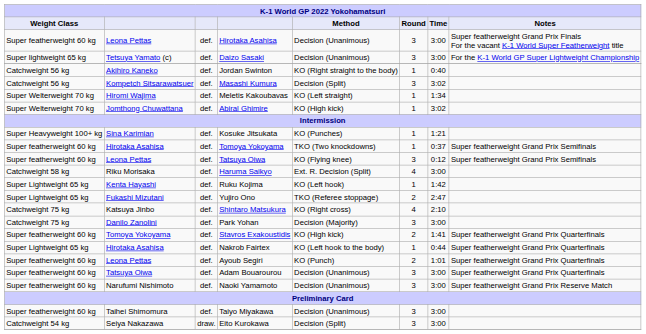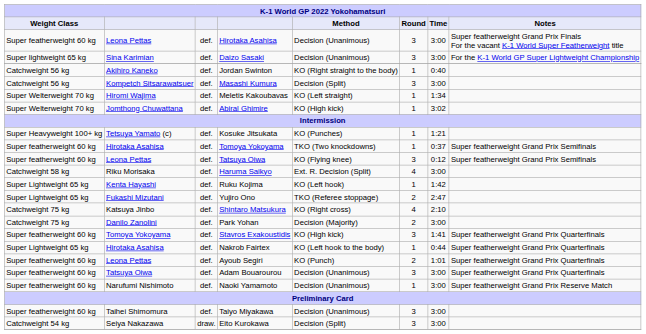(139, 57) Tetsuya Yamato (c) -> (130, 57) Sina Karimian
(438, 83) 3:02 -> (438, 83) 3:00
(130, 133) Sina Karimian -> (139, 133) Tetsuya Yamato (c)
(414, 222) 3 -> (414, 222) 2
(414, 235) 2 -> (414, 235) 3
(414, 285) 3 -> (414, 285) 1
